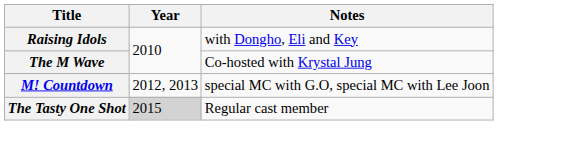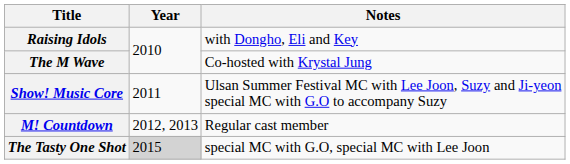+ row: (67, 93)
(347, 85) special MC with G.O, special MC with Lee Joon -> (267, 124) Regular cast member
(267, 108) Regular cast member -> (347, 147) special MC with G.O, special MC with Lee Joon
